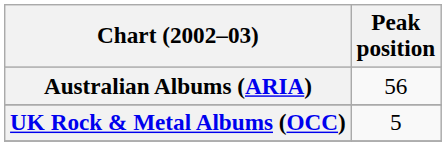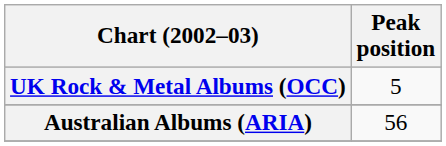rows swapped: (178, 85) <-> (178, 122)
